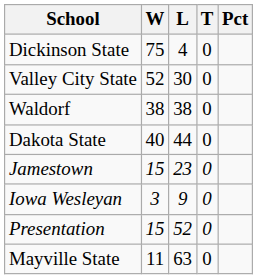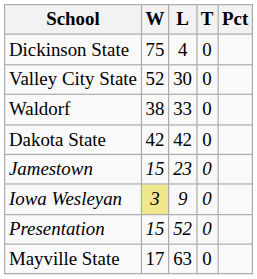(183, 109) 38 -> (183, 109) 33
(155, 139) 40 -> (155, 139) 42
(183, 139) 44 -> (183, 139) 42
(155, 199) no background -> (155, 199) khaki background
(155, 259) 11 -> (155, 259) 17
